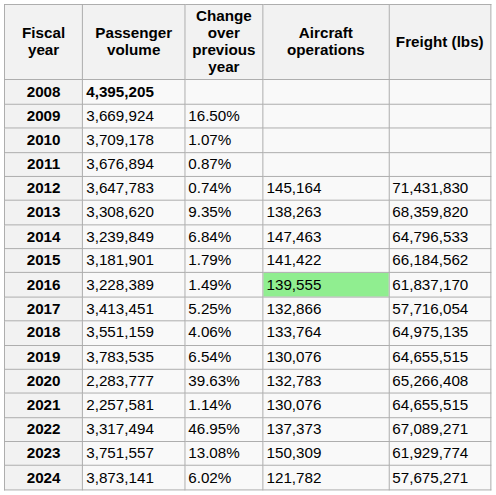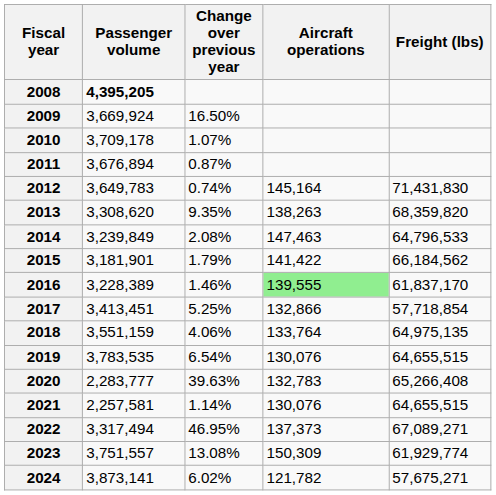(120, 188) 3,647,783 -> (120, 188) 3,649,783
(210, 236) 6.84% -> (210, 236) 2.08%
(210, 284) 1.49% -> (210, 284) 1.46%
(430, 308) 57,716,054 -> (430, 308) 57,718,854
